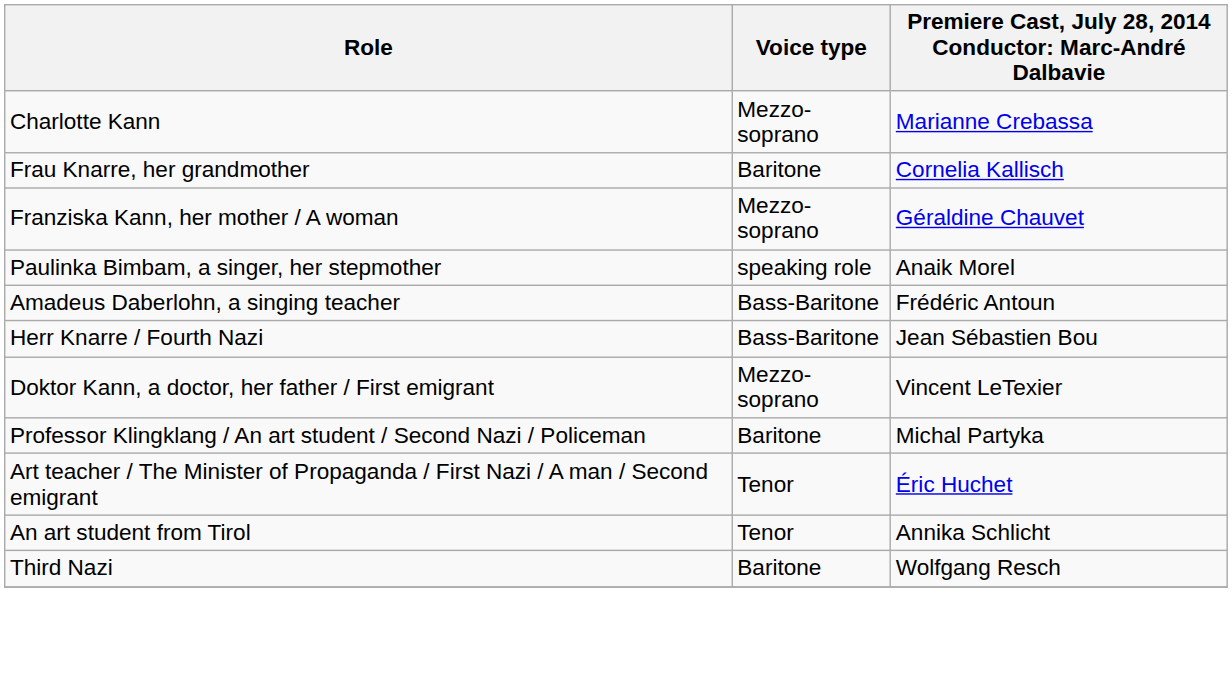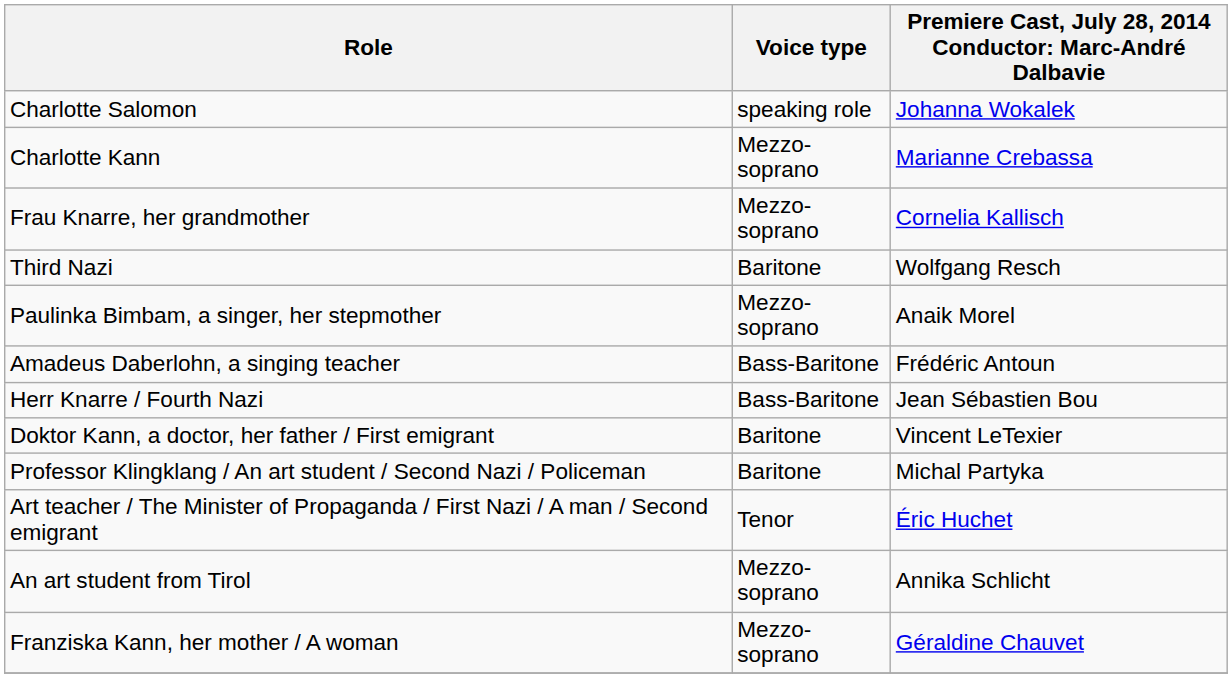+ row: (103, 108)
(779, 170) Baritone -> (778, 218) Mezzo-soprano
rows swapped: (204, 218) <-> (61, 568)
(804, 267) speaking role -> (778, 315) Mezzo-soprano
(778, 387) Mezzo-soprano -> (779, 435) Baritone
(766, 532) Tenor -> (778, 580) Mezzo-soprano
